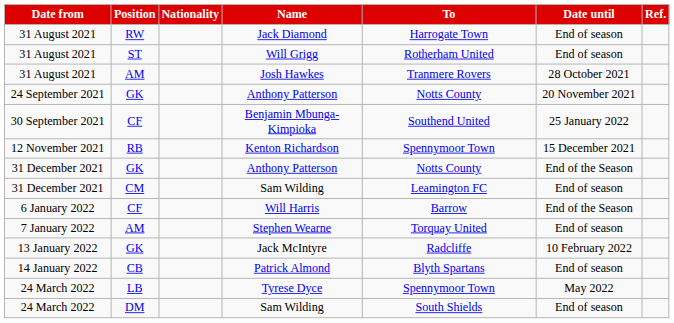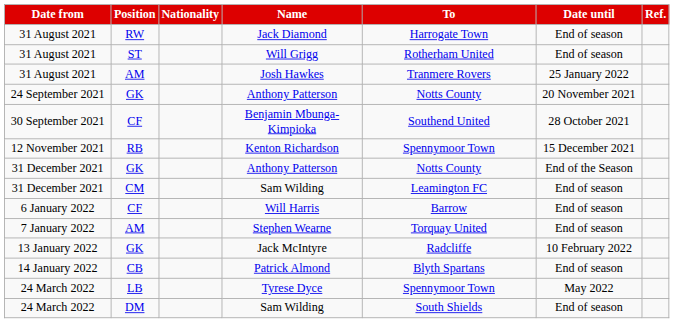(589, 74) 28 October 2021 -> (589, 74) 25 January 2022
(589, 121) 25 January 2022 -> (589, 121) 28 October 2021
(589, 208) End of the Season -> (589, 208) End of season
